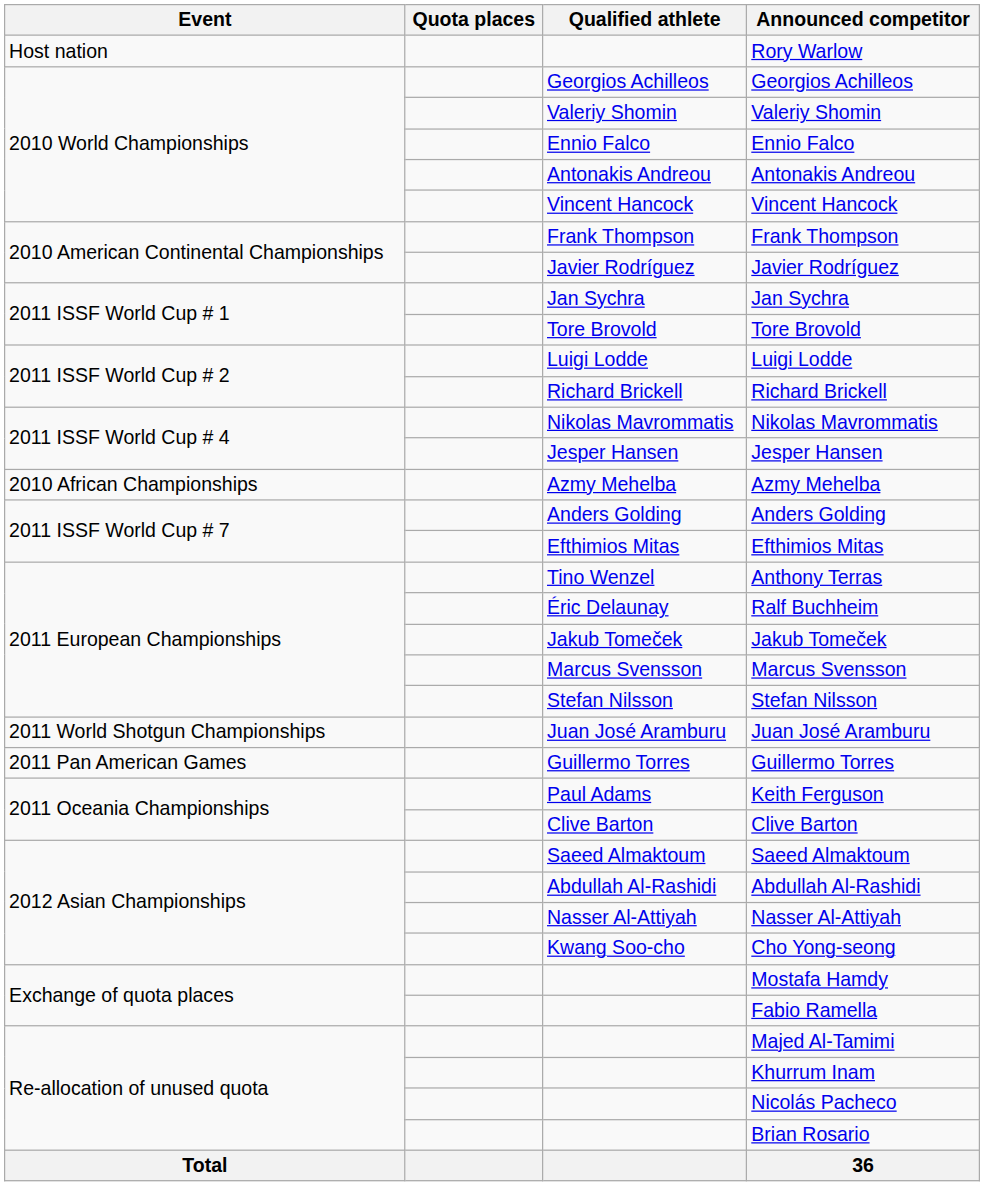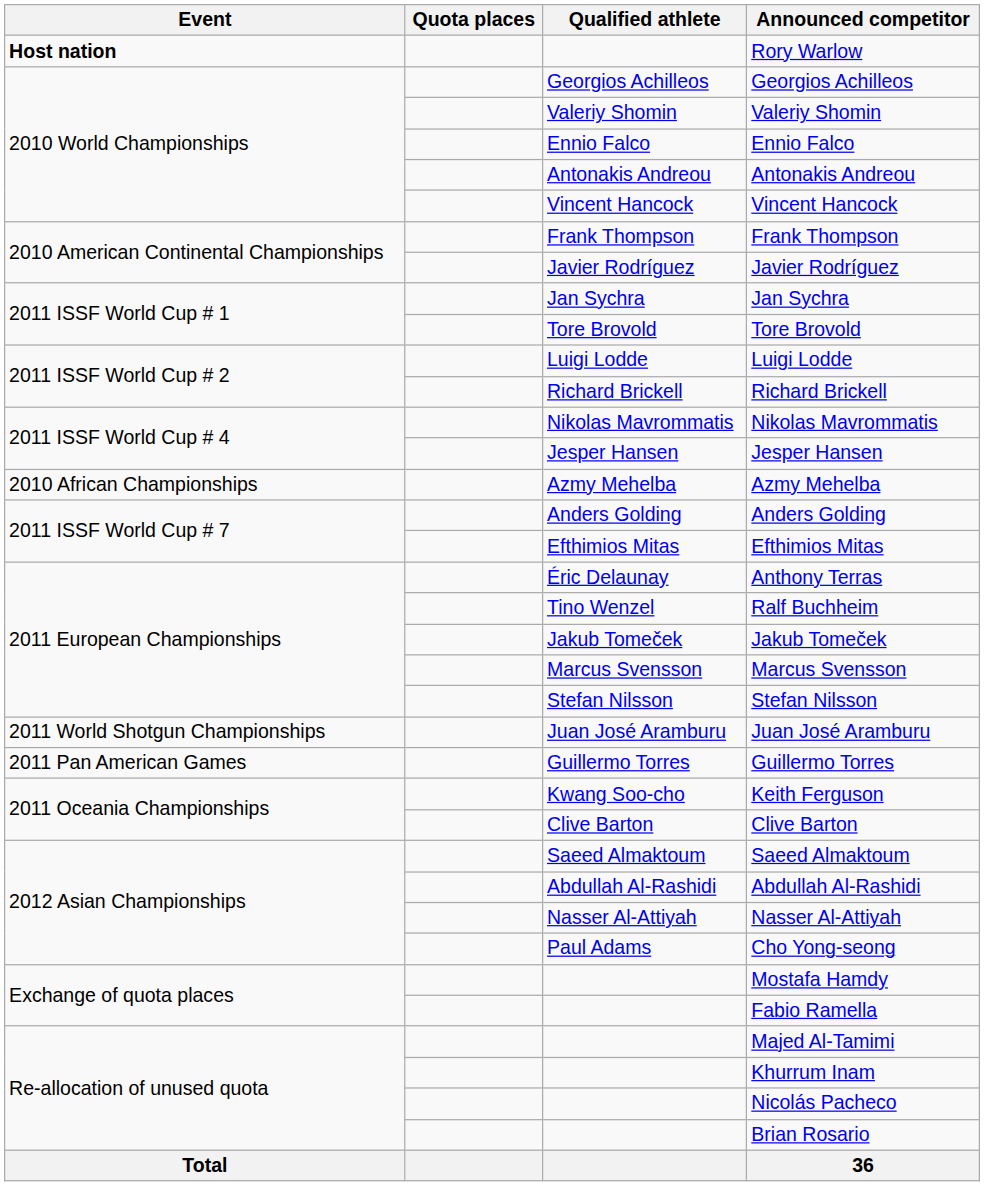(58, 50) normal -> (63, 50) bold
(601, 577) Tino Wenzel -> (608, 577) Éric Delaunay
(608, 608) Éric Delaunay -> (601, 608) Tino Wenzel
(599, 793) Paul Adams -> (616, 793) Kwang Soo-cho
(616, 948) Kwang Soo-cho -> (599, 948) Paul Adams
